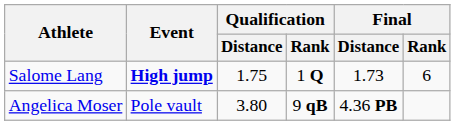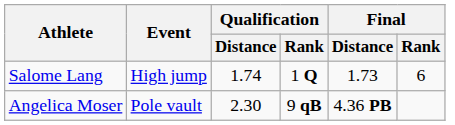(172, 76) bold -> (169, 76) normal
(252, 76) 1.75 -> (246, 76) 1.74
(252, 105) 3.80 -> (246, 105) 2.30
